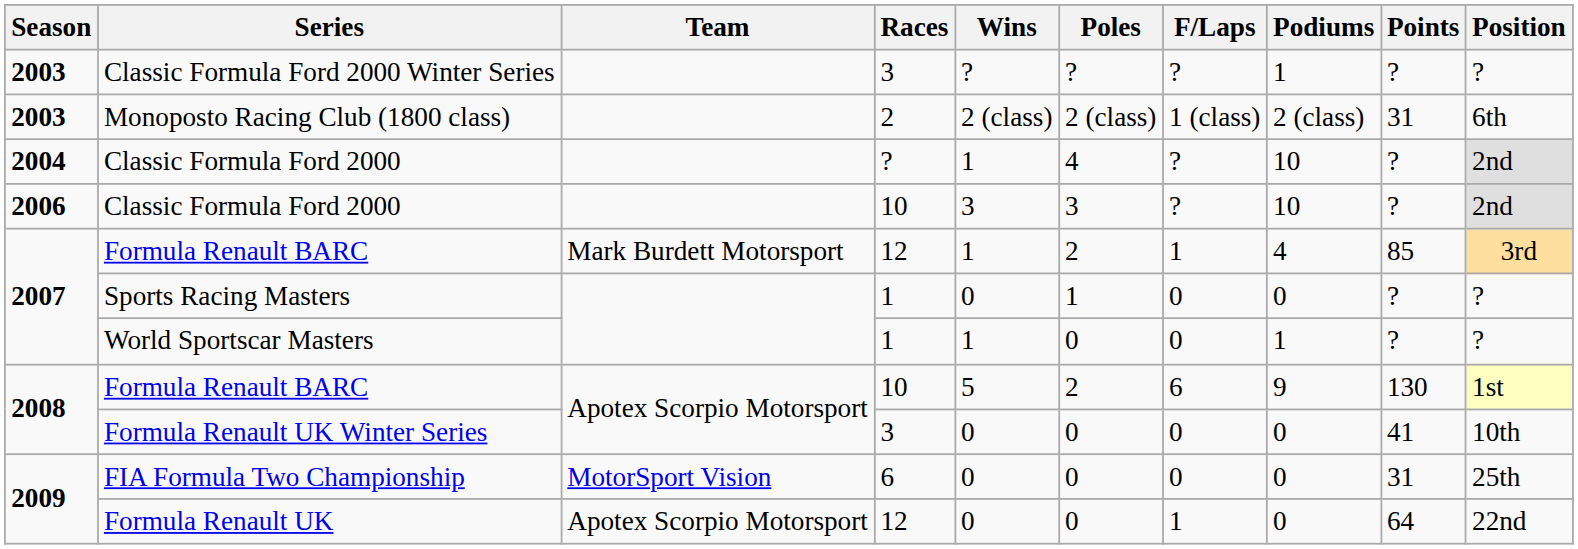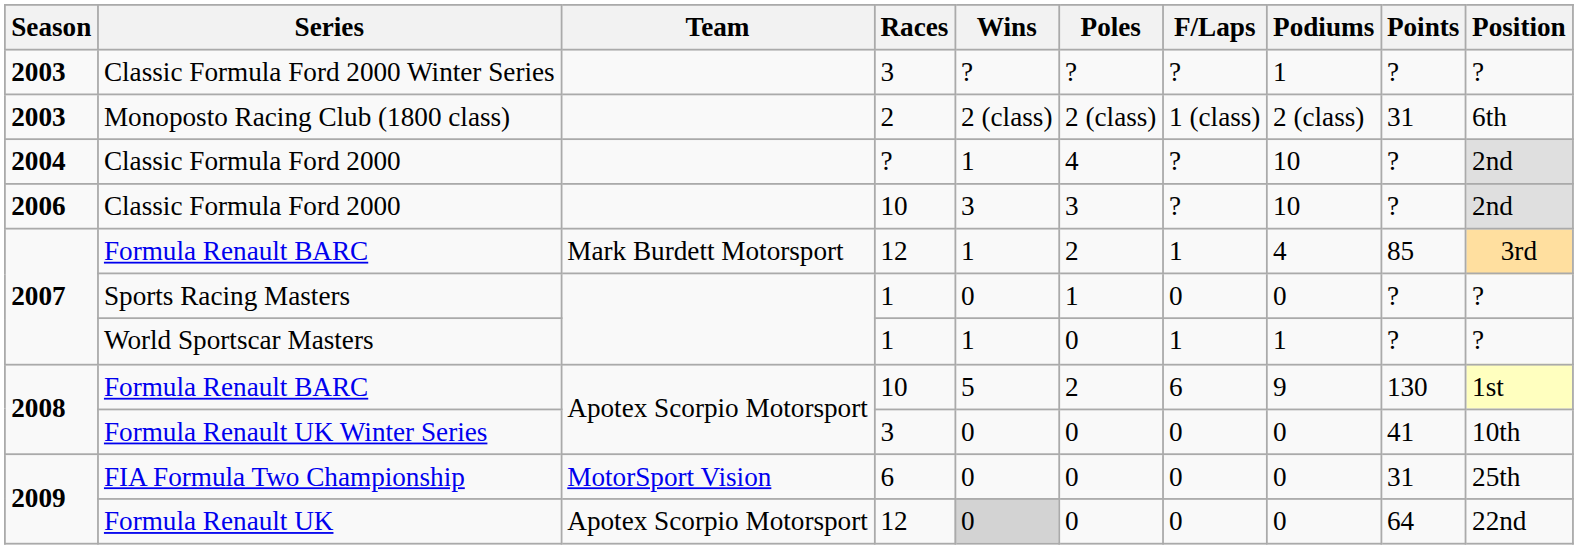(1176, 341) 0 -> (1176, 341) 1
(968, 520) no background -> (968, 520) lightgrey background
(1176, 520) 1 -> (1176, 520) 0
